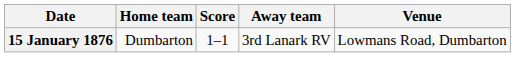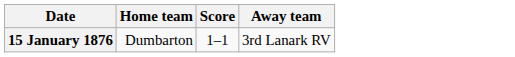- column: (422, 16)
